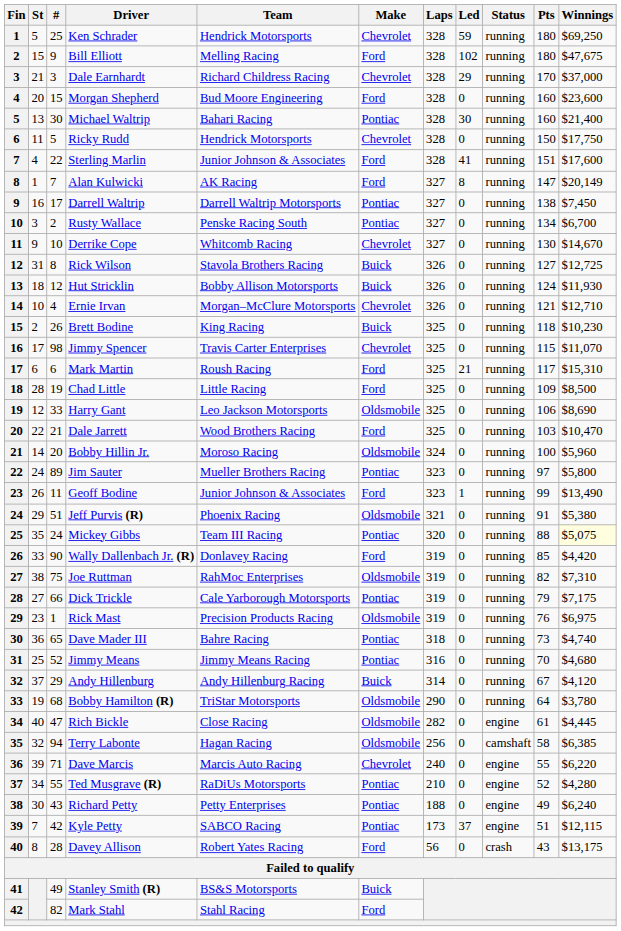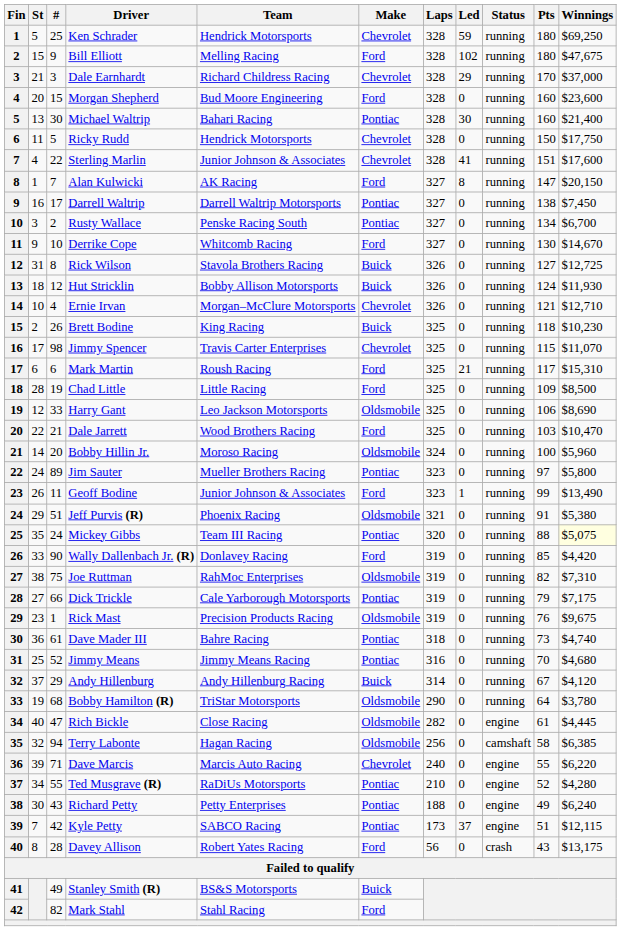(373, 160) Ford -> (386, 160) Chevrolet
(582, 181) $20,149 -> (582, 181) $20,150
(386, 243) Chevrolet -> (373, 243) Ford
(579, 618) $6,975 -> (579, 618) $9,675
(56, 639) 65 -> (56, 639) 61
